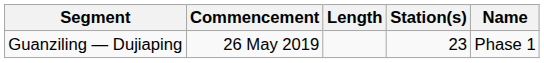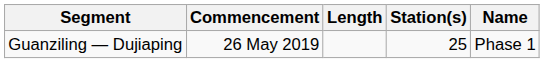(458, 44) 23 -> (458, 44) 25
